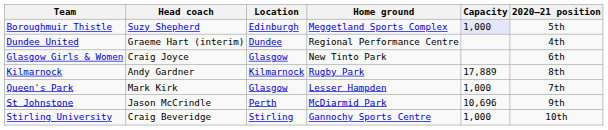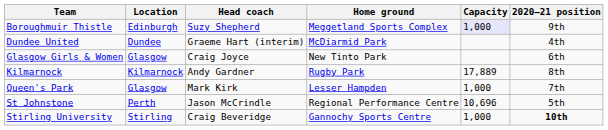columns swapped: (277, 12) <-> (186, 12)
(556, 27) 5th -> (556, 27) 9th
(384, 42) Regional Performance Centre -> (348, 42) McDiarmid Park
(348, 102) McDiarmid Park -> (384, 102) Regional Performance Centre
(556, 102) 9th -> (556, 102) 5th
(556, 117) normal -> (556, 117) bold
